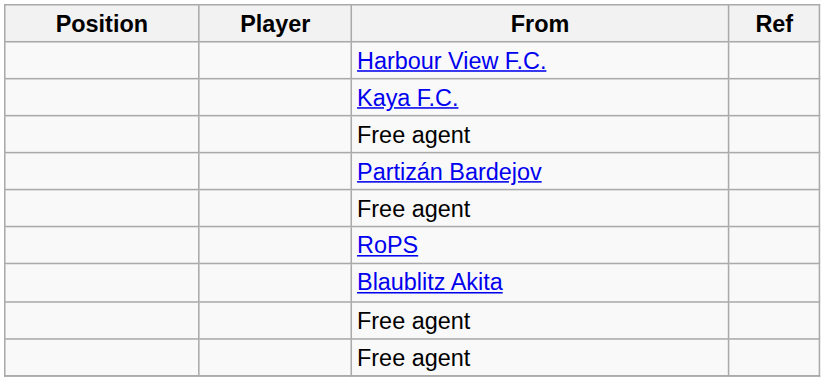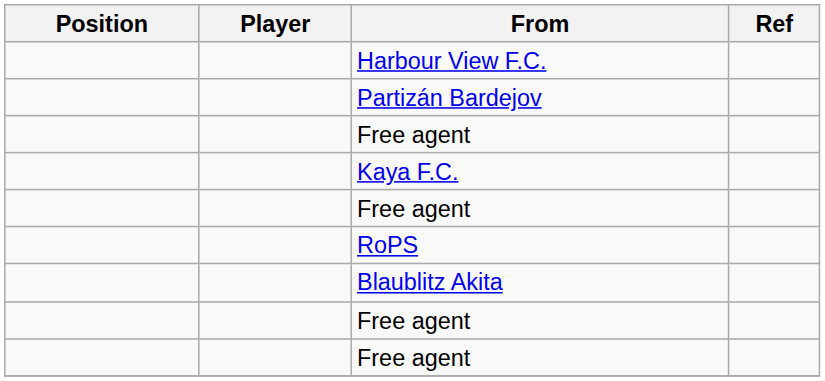rows swapped: (102, 98) <-> (102, 172)
